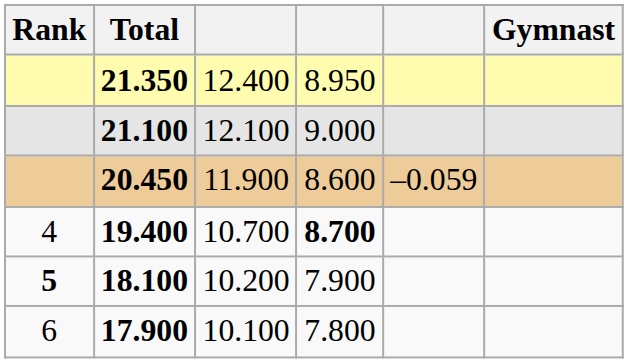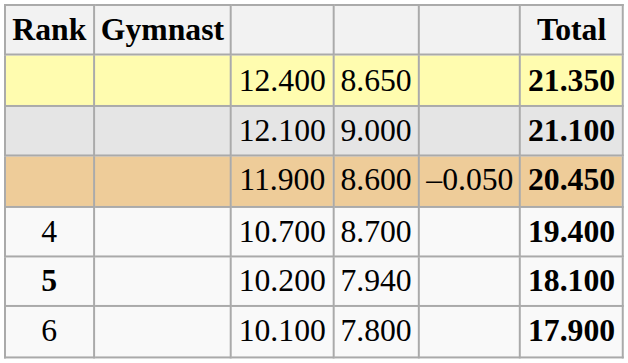columns swapped: (554, 29) <-> (144, 29)
(340, 79) 8.950 -> (376, 79) 8.650
(434, 180) –0.059 -> (470, 180) –0.050
(340, 230) bold -> (376, 230) normal
(340, 280) 7.900 -> (376, 280) 7.940
